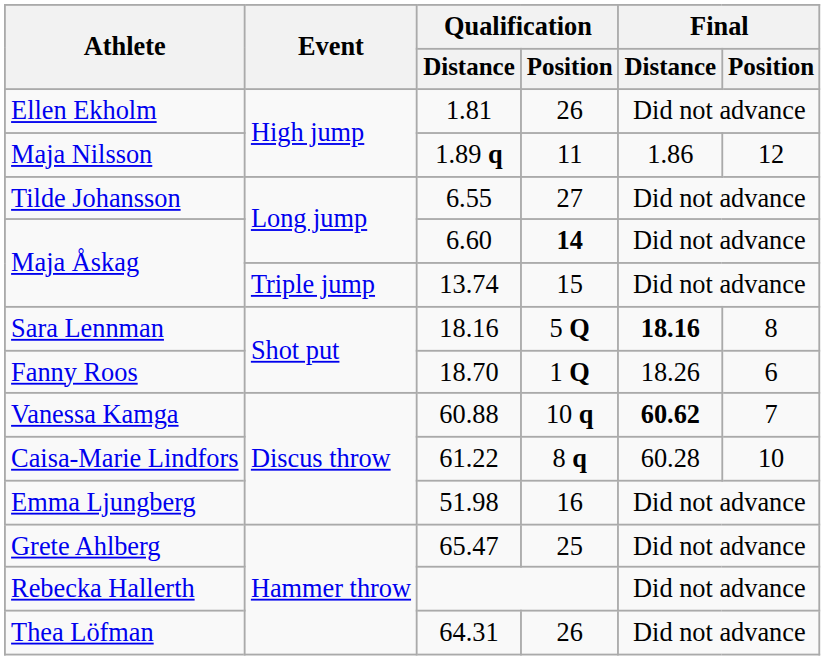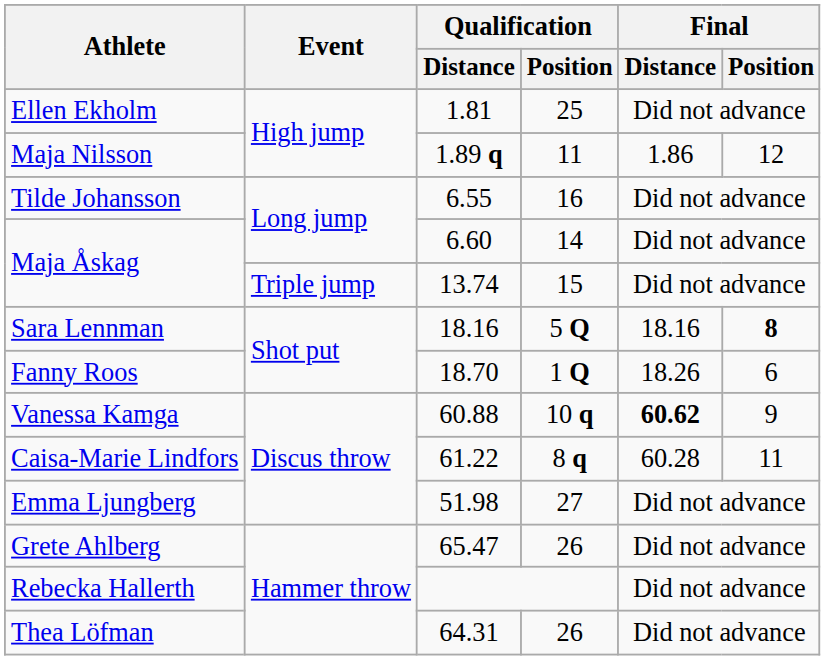(570, 111) 26 -> (570, 111) 25
(570, 198) 27 -> (570, 198) 16
(570, 241) bold -> (570, 241) normal
(670, 328) bold -> (670, 328) normal
(771, 328) normal -> (771, 328) bold
(771, 415) 7 -> (771, 415) 9
(771, 458) 10 -> (771, 458) 11
(570, 502) 16 -> (570, 502) 27
(570, 545) 25 -> (570, 545) 26
